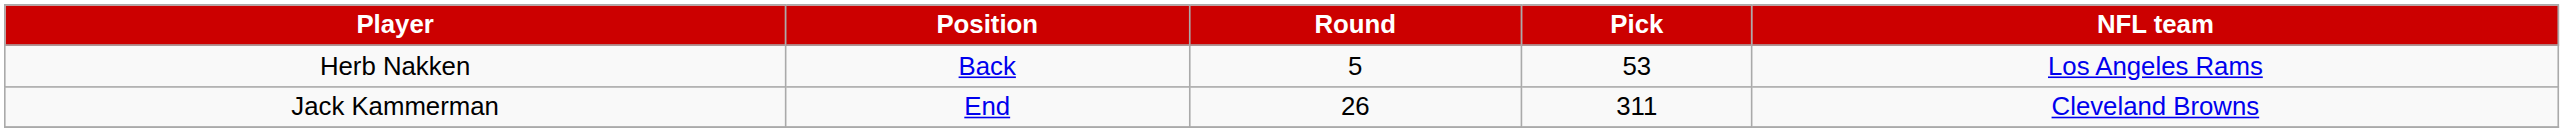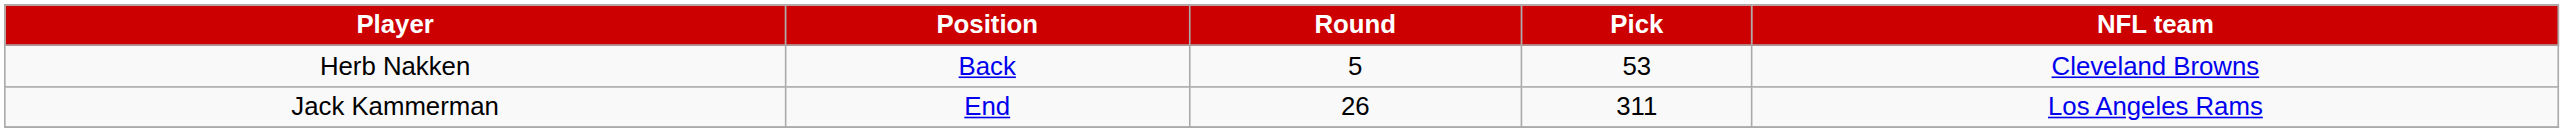(2155, 65) Los Angeles Rams -> (2155, 65) Cleveland Browns
(2155, 106) Cleveland Browns -> (2155, 106) Los Angeles Rams
